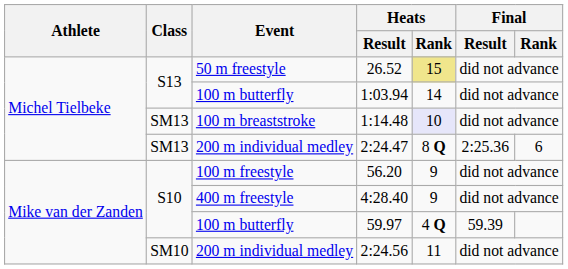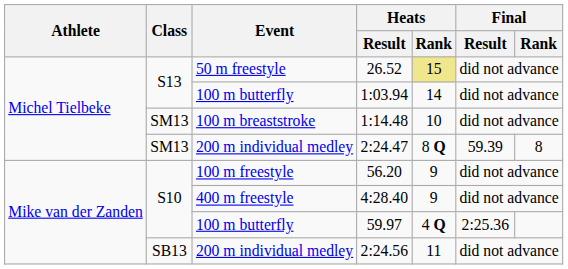(434, 121) lavender background -> (434, 121) no background
(485, 147) 2:25.36 -> (485, 147) 59.39
(539, 147) 6 -> (539, 147) 8
(485, 224) 59.39 -> (485, 224) 2:25.36
(169, 250) SM10 -> (169, 250) SB13
